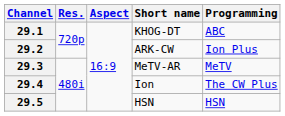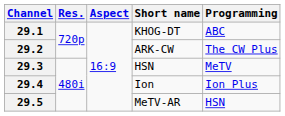(232, 49) Ion Plus -> (242, 49) The CW Plus
(157, 67) MeTV-AR -> (144, 67) HSN
(242, 85) The CW Plus -> (232, 85) Ion Plus
(144, 102) HSN -> (157, 102) MeTV-AR
